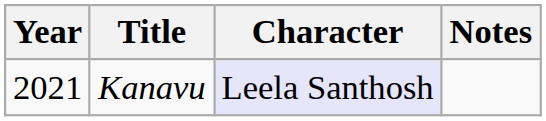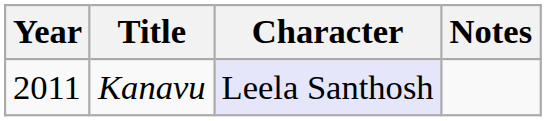(48, 86) 2021 -> (47, 86) 2011
